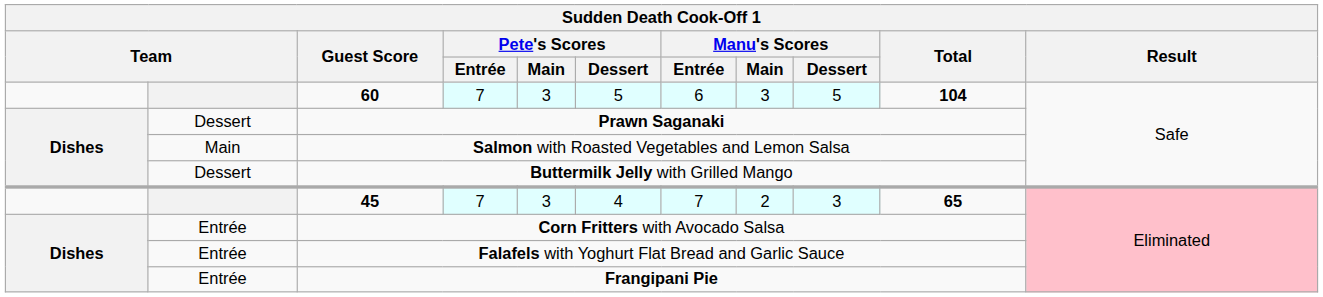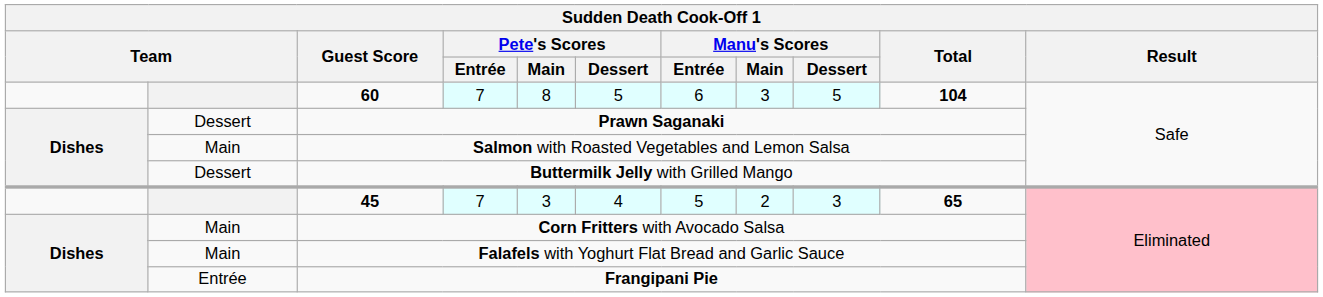(546, 96) 3 -> (546, 96) 8
(699, 202) 7 -> (699, 202) 5
(223, 228) Entrée -> (222, 228) Main
(223, 254) Entrée -> (222, 254) Main
